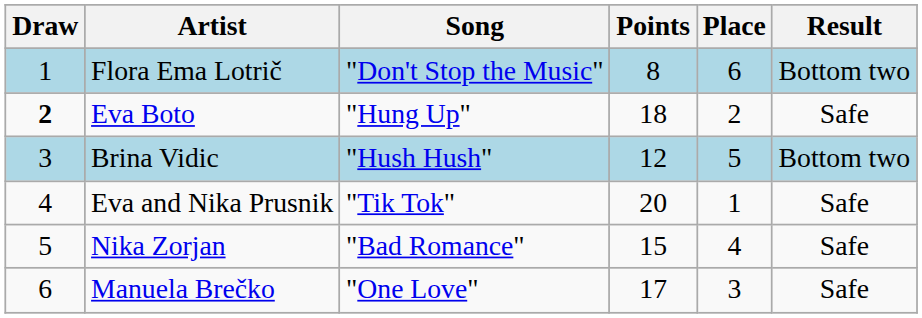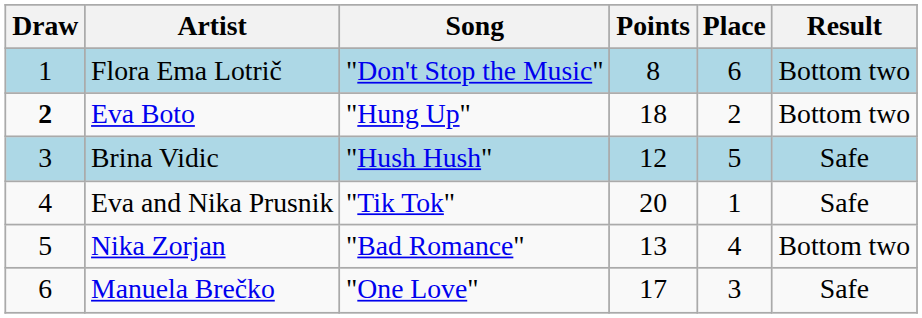(844, 114) Safe -> (844, 114) Bottom two
(844, 158) Bottom two -> (844, 158) Safe
(653, 245) 15 -> (653, 245) 13
(844, 245) Safe -> (844, 245) Bottom two
